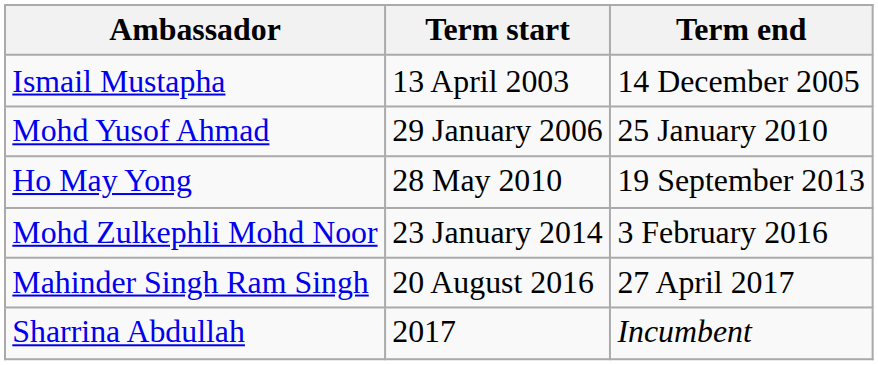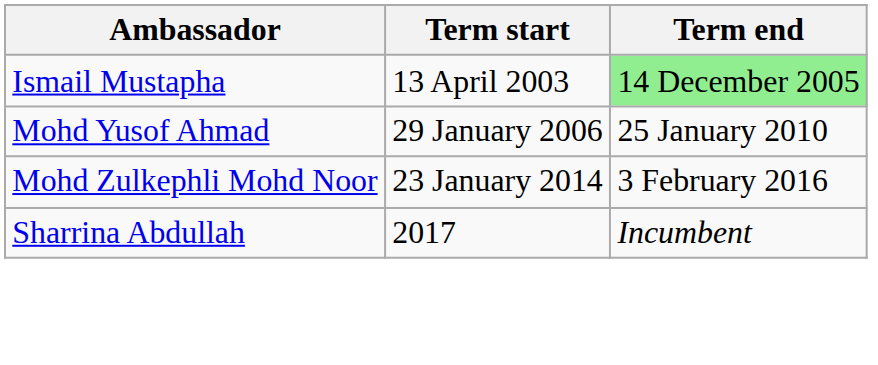(739, 80) no background -> (739, 80) lightgreen background
- row: (102, 181)
- row: (191, 282)
